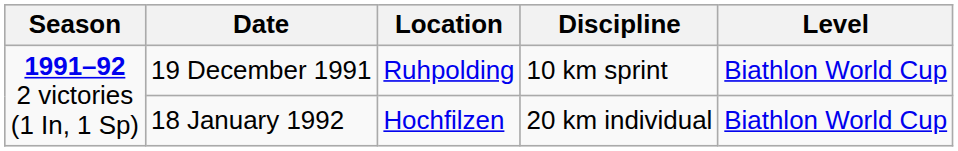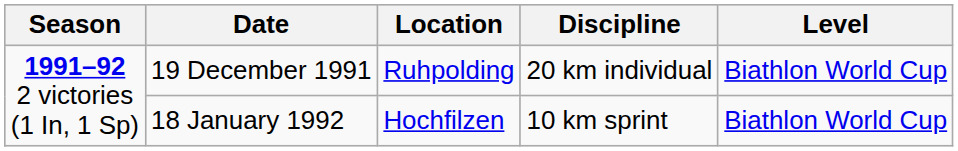(597, 70) 10 km sprint -> (619, 70) 20 km individual
(619, 120) 20 km individual -> (597, 120) 10 km sprint
